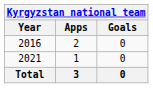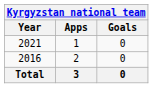rows swapped: (30, 44) <-> (30, 59)
